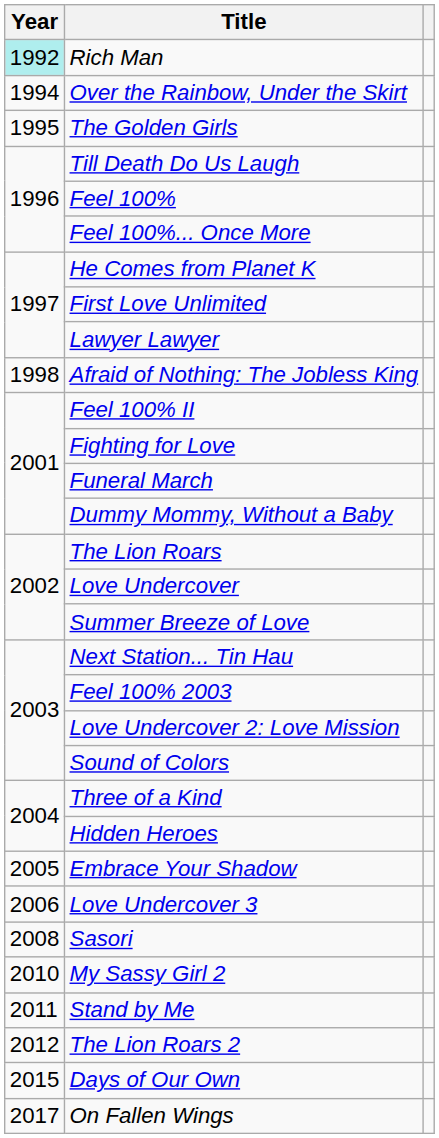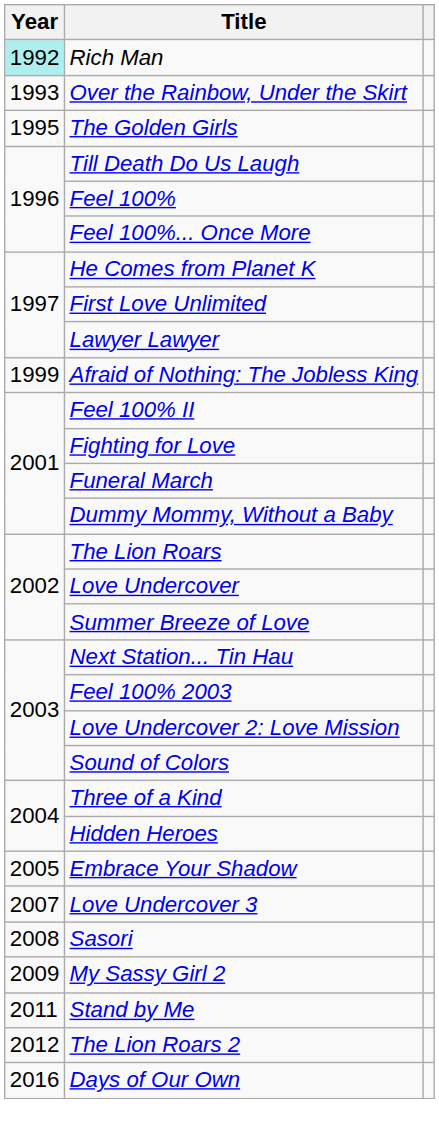(35, 92) 1994 -> (35, 92) 1993
(35, 374) 1998 -> (35, 374) 1999
(35, 903) 2006 -> (35, 903) 2007
(35, 974) 2010 -> (35, 974) 2009
(35, 1080) 2015 -> (35, 1080) 2016
- row: (152, 1115)
